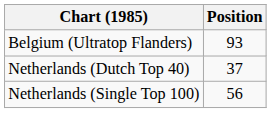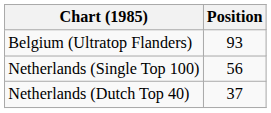rows swapped: (99, 68) <-> (104, 94)
